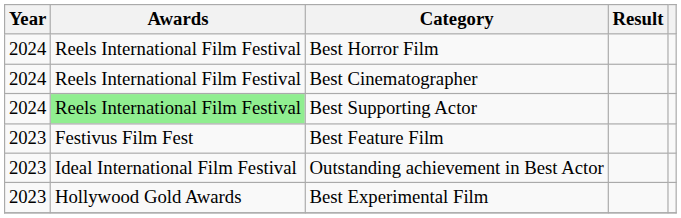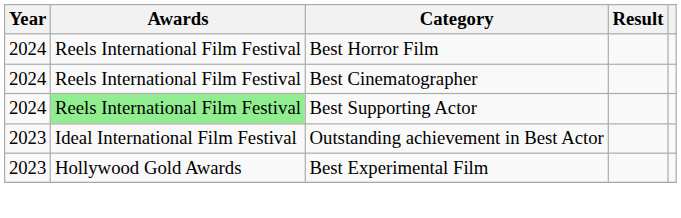- row: (377, 138)
